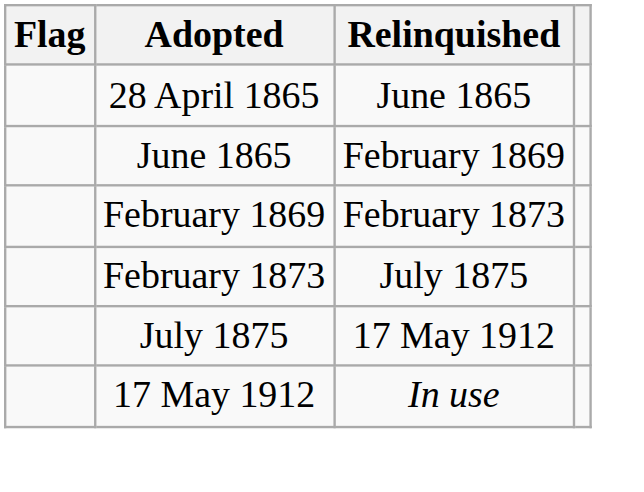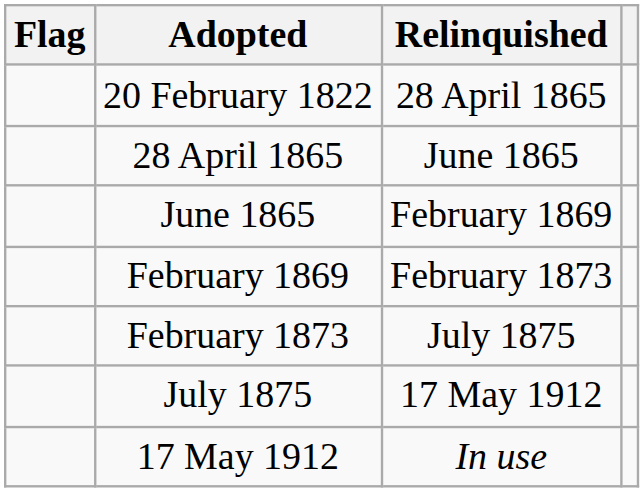+ row: (238, 94)
